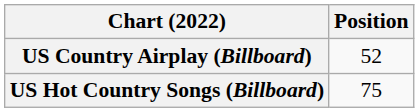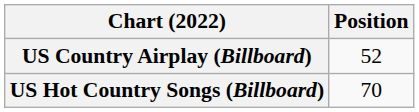(371, 90) 75 -> (371, 90) 70
